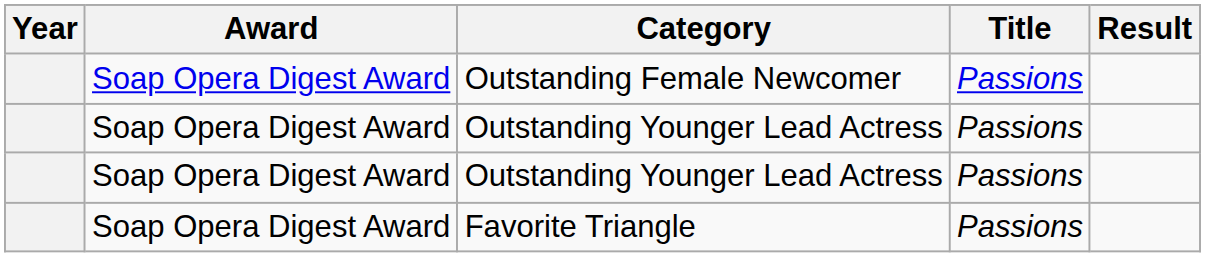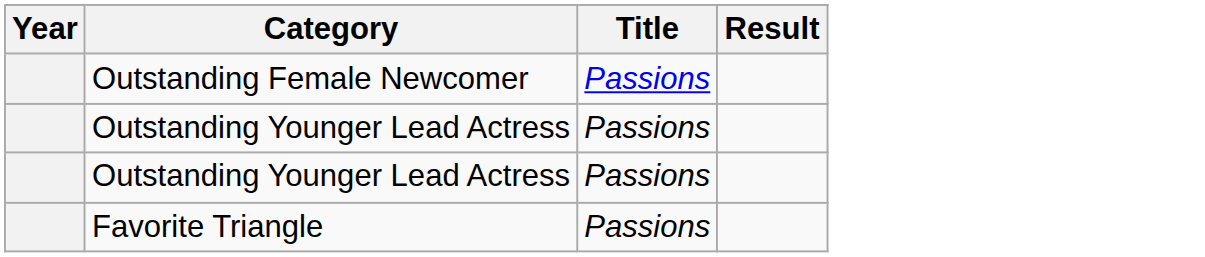- column: (271, 29)
